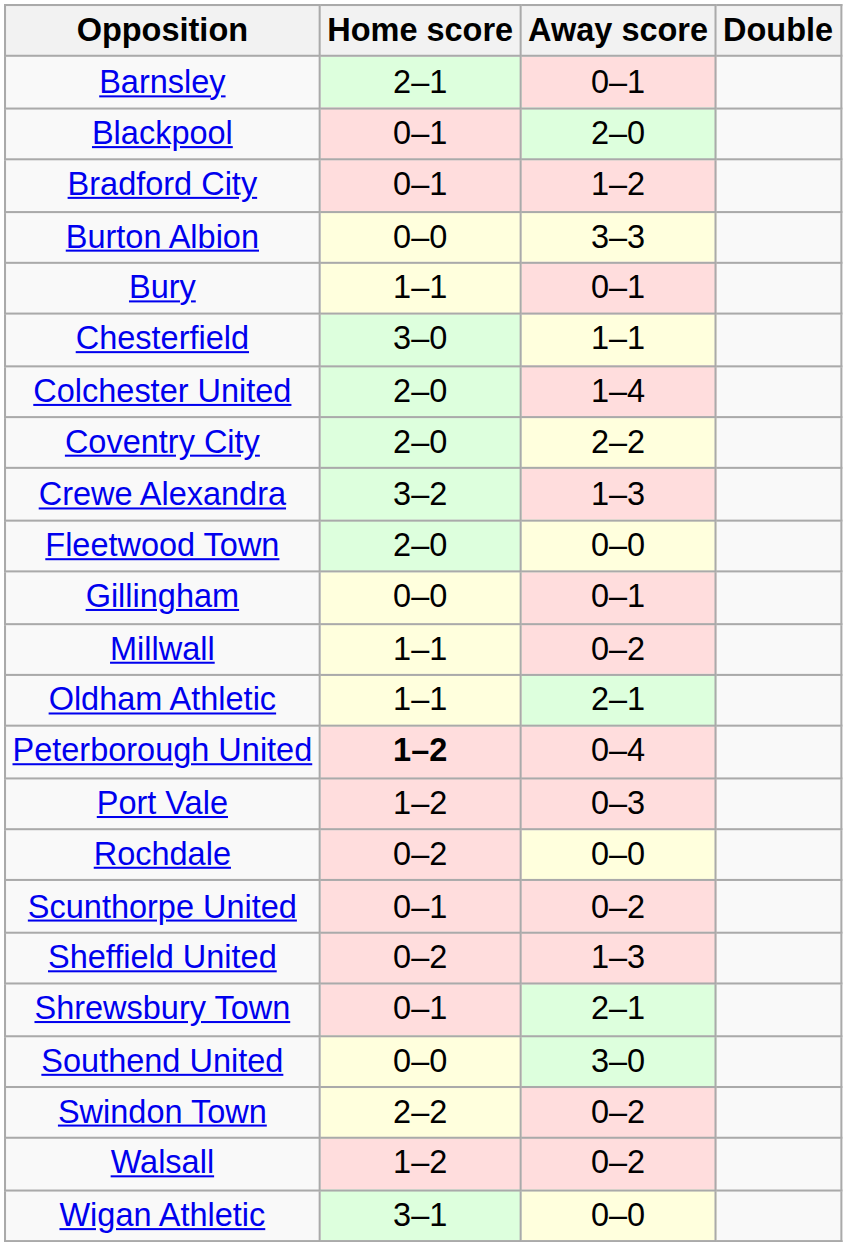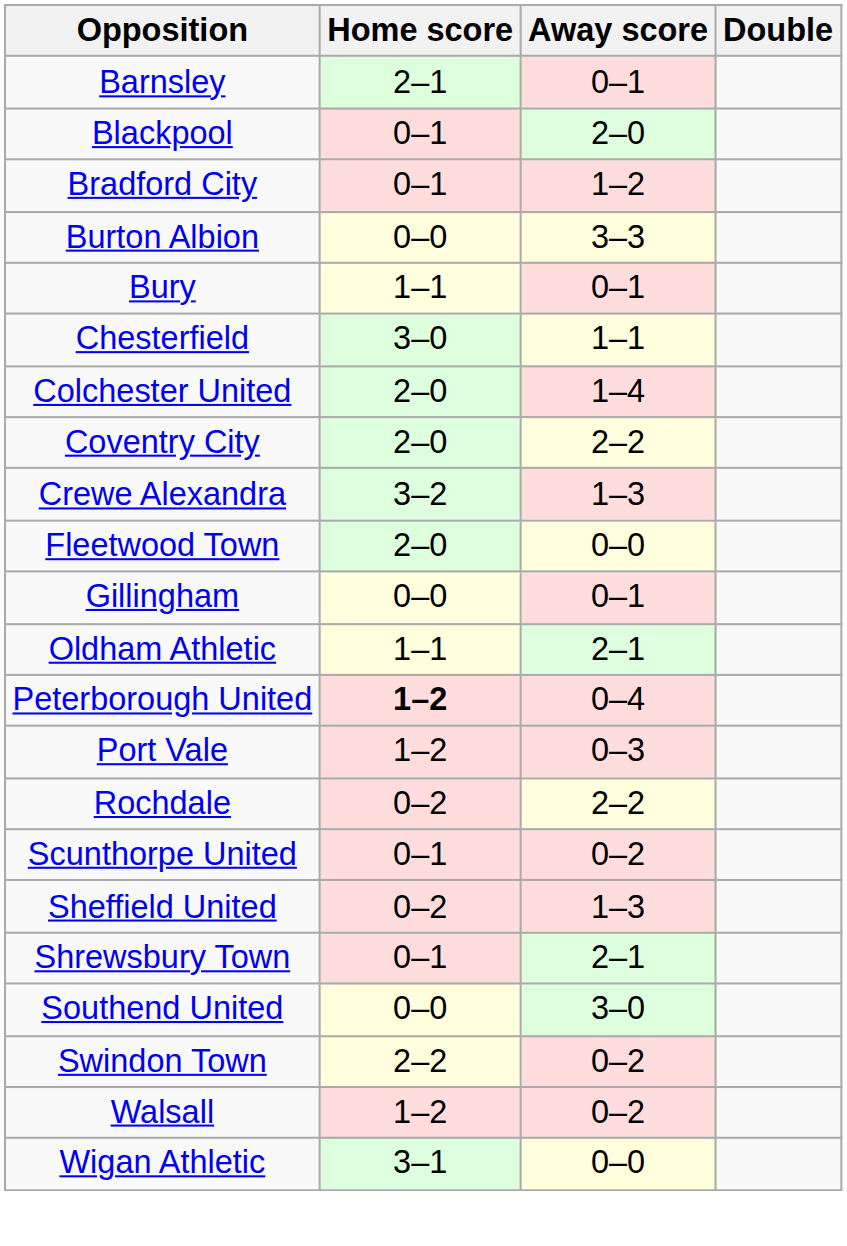- row: (162, 648)
(618, 854) 0–0 -> (618, 802) 2–2
